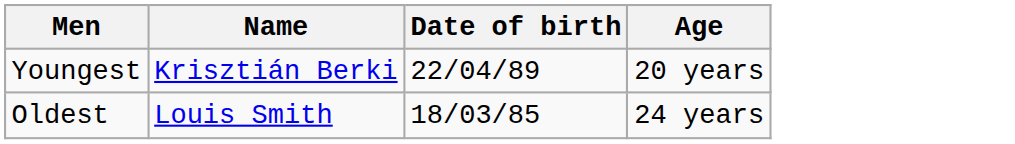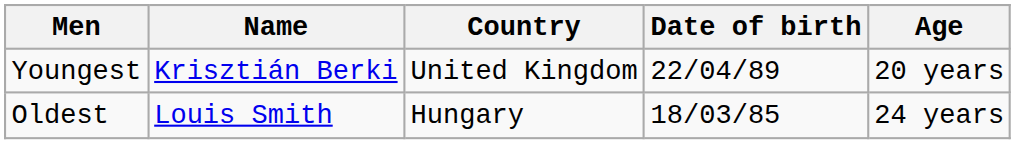+ column: (524, 27)
